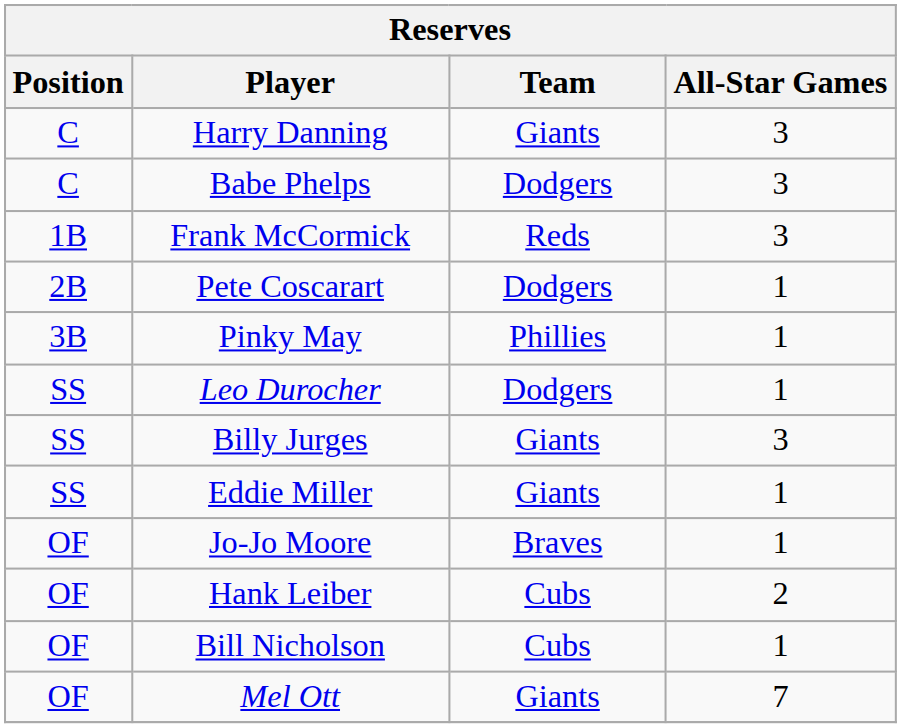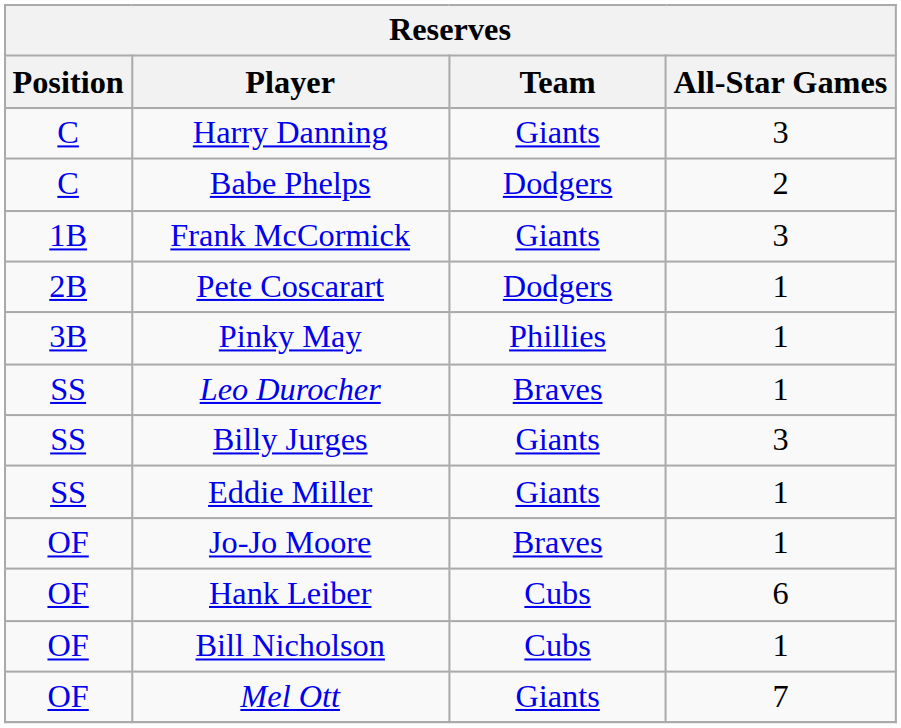(780, 183) 3 -> (780, 183) 2
(558, 235) Reds -> (558, 235) Giants
(558, 388) Dodgers -> (558, 388) Braves
(780, 593) 2 -> (780, 593) 6
